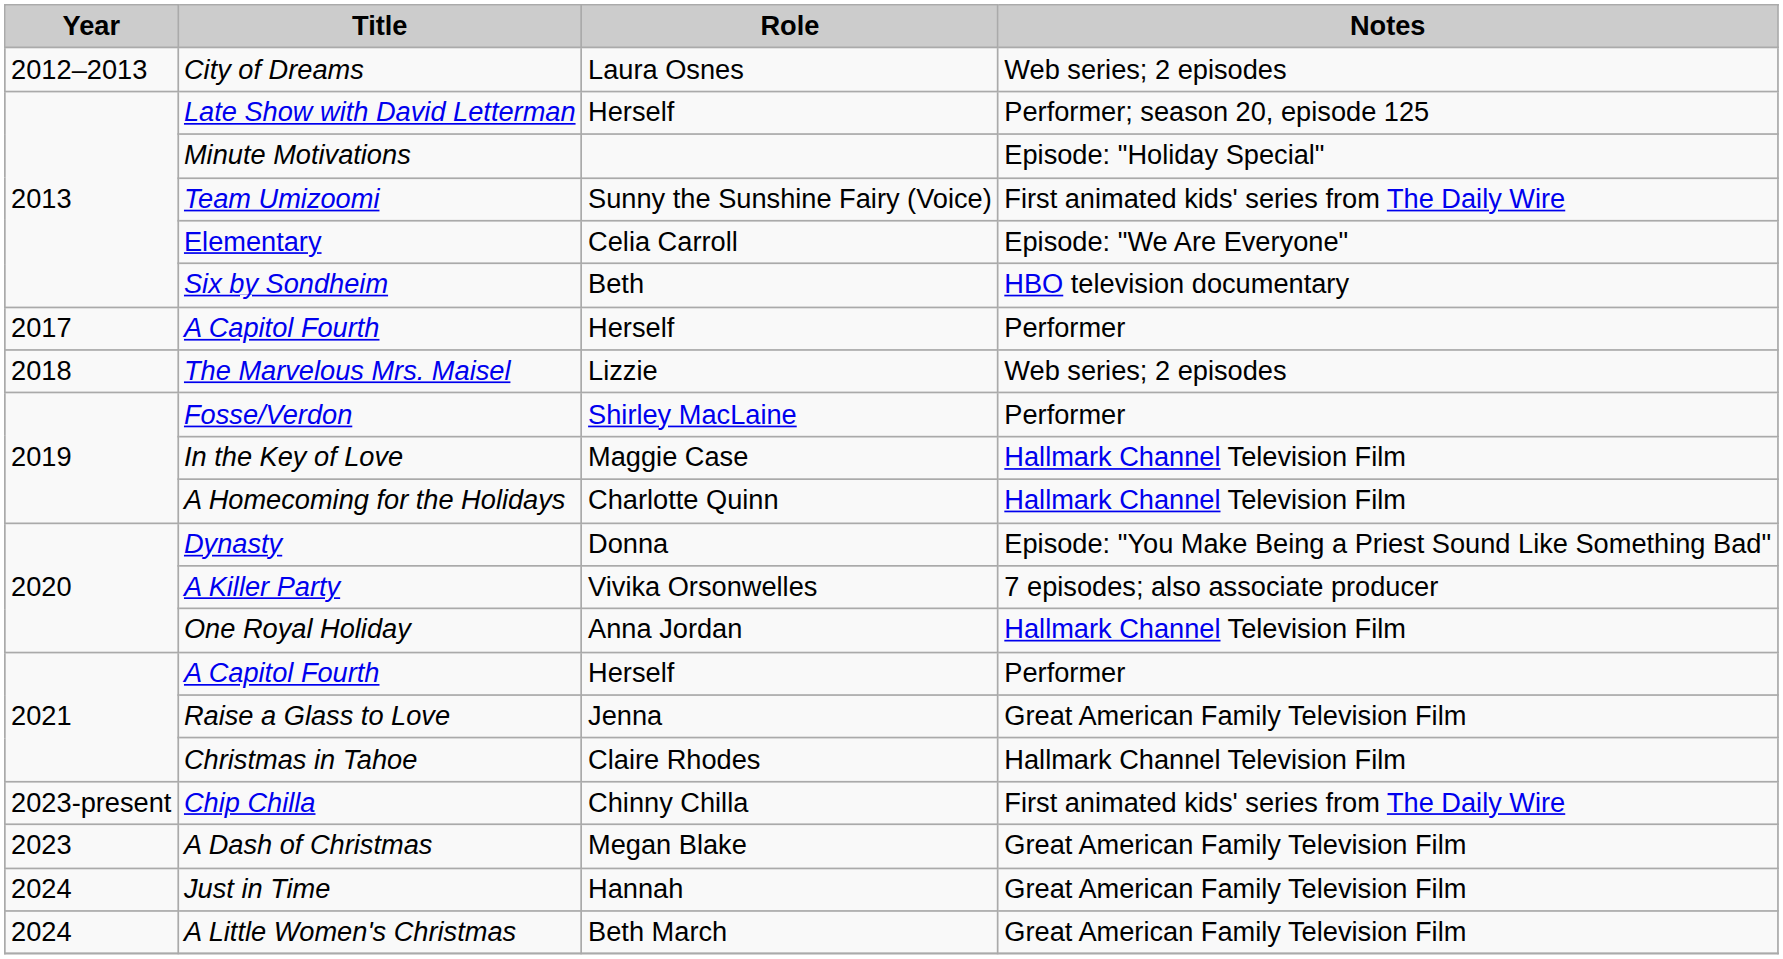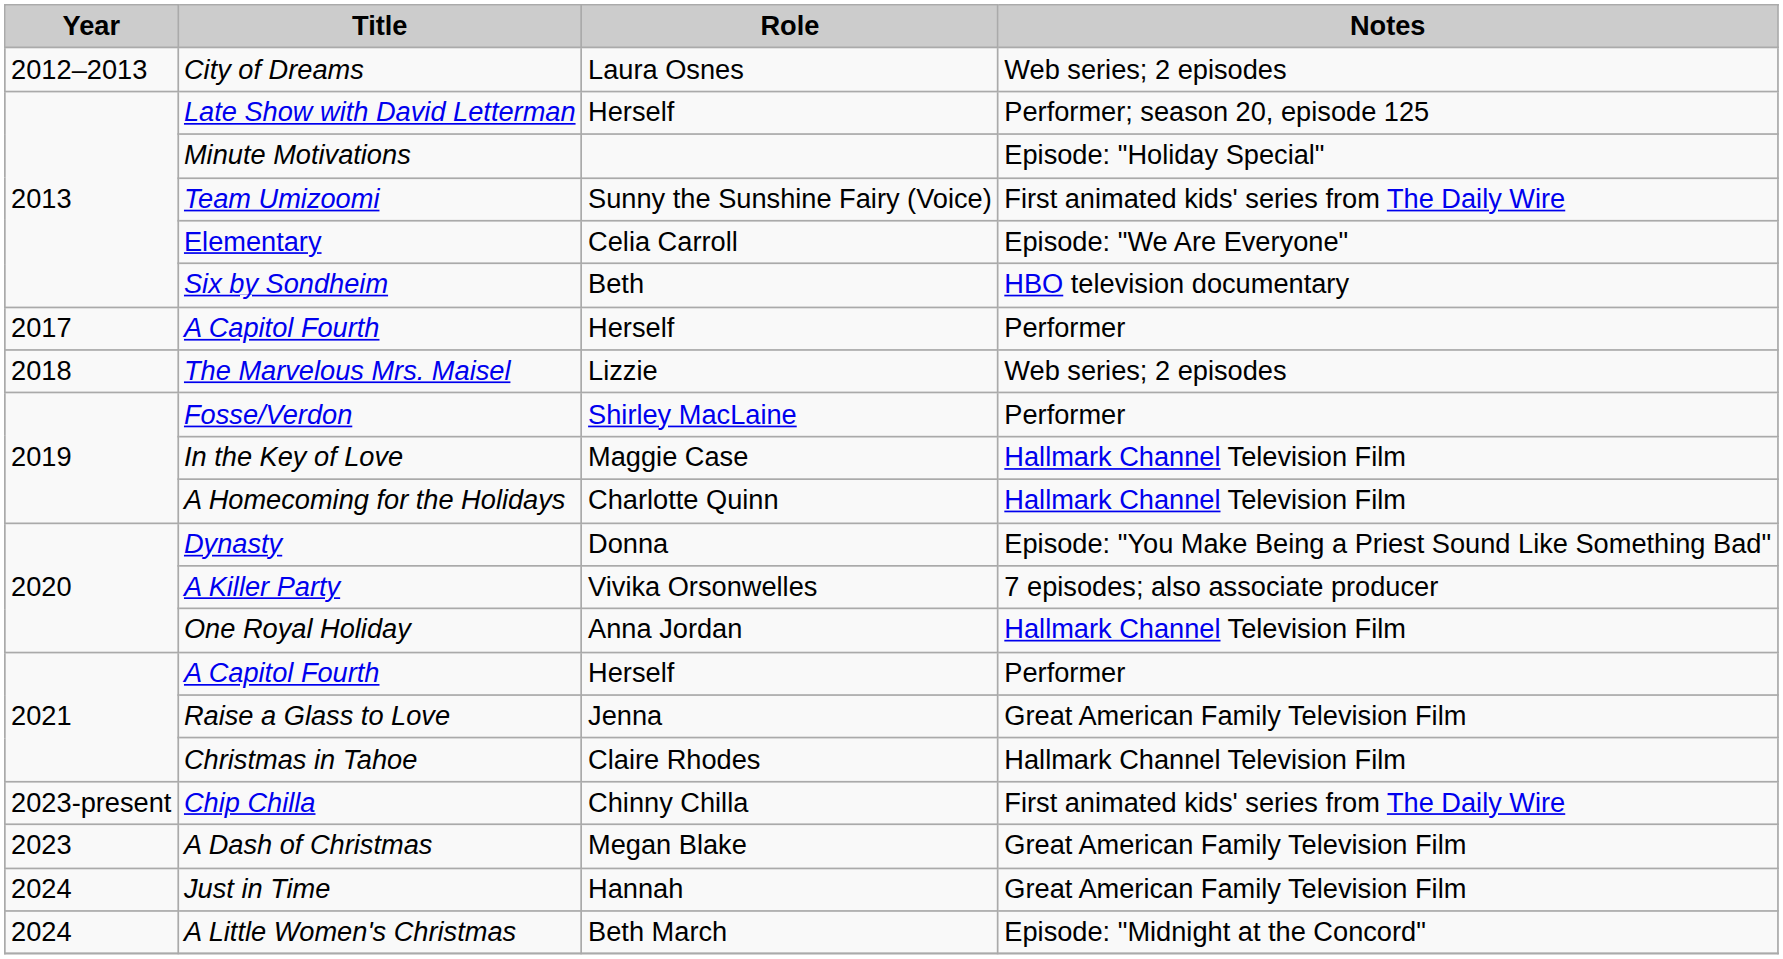(1235, 931) Great American Family Television Film -> (1215, 931) Episode: "Midnight at the Concord"
